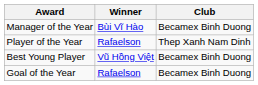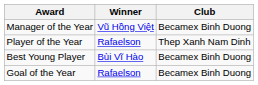(120, 27) Bùi Vĩ Hào -> (126, 27) Vũ Hồng Việt
(126, 57) Vũ Hồng Việt -> (120, 57) Bùi Vĩ Hào
